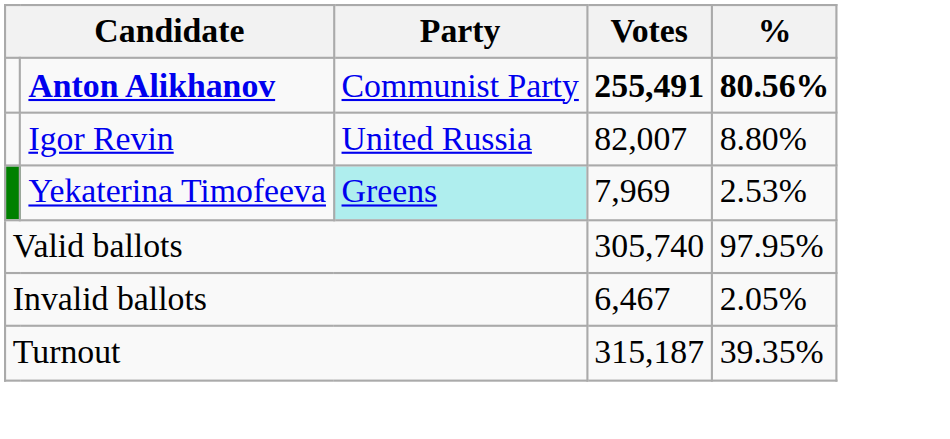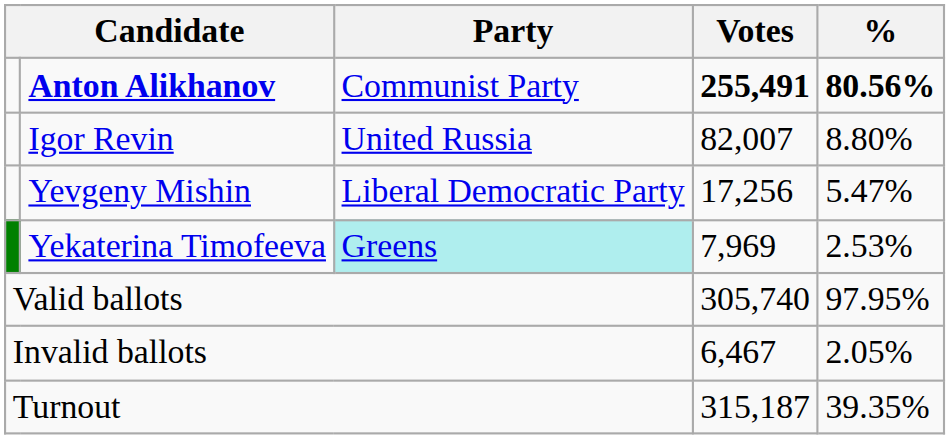+ row: (140, 191)
